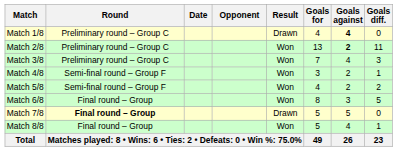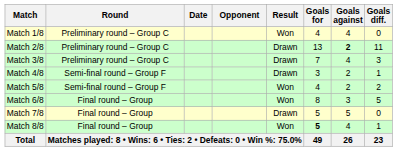(285, 33) Drawn -> (285, 33) Won
(348, 33) bold -> (348, 33) normal
(285, 46) Won -> (285, 46) Drawn
(285, 60) Won -> (285, 60) Drawn
(285, 73) Won -> (285, 73) Drawn
(115, 113) bold -> (115, 113) normal
(318, 126) normal -> (318, 126) bold
